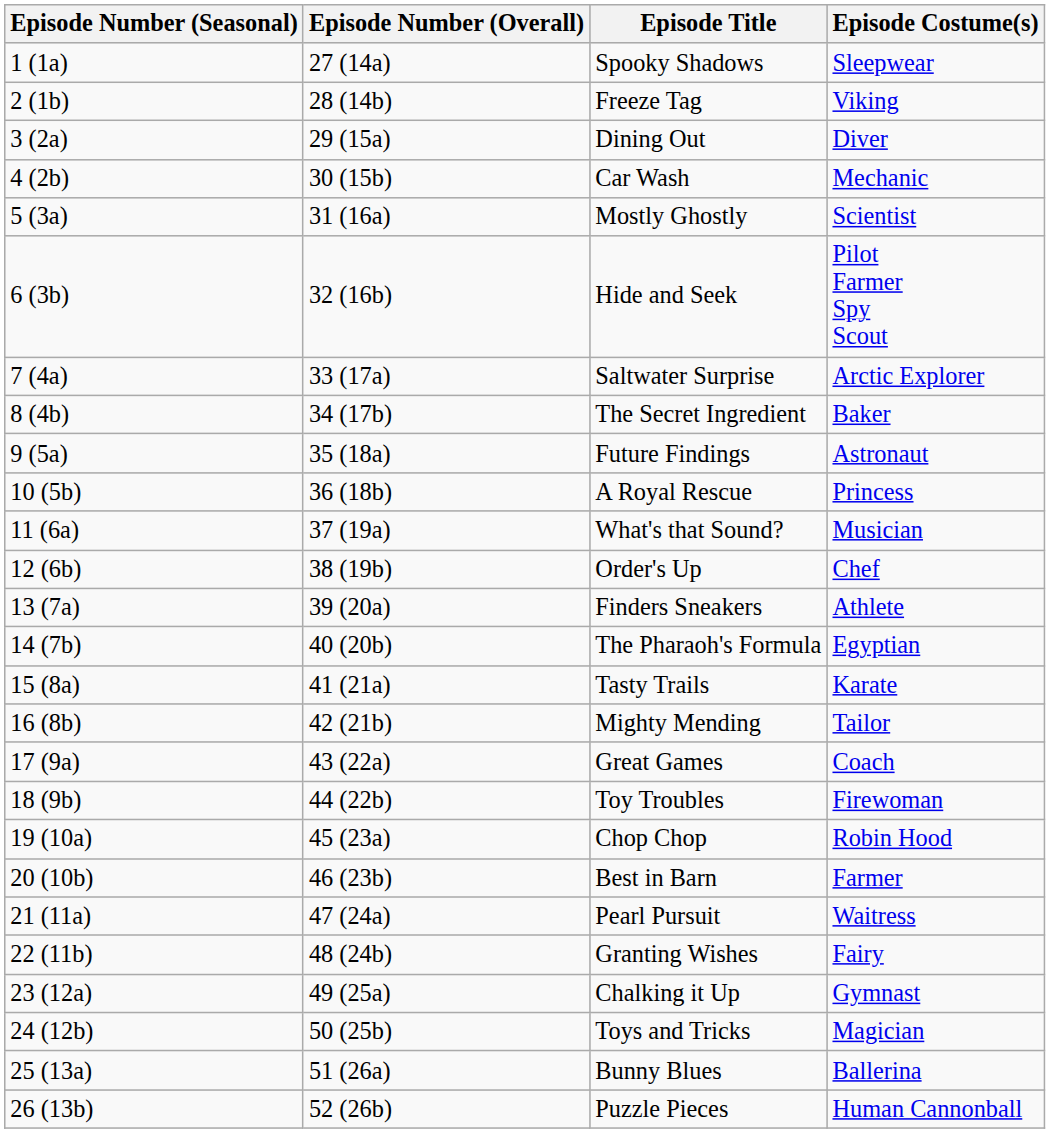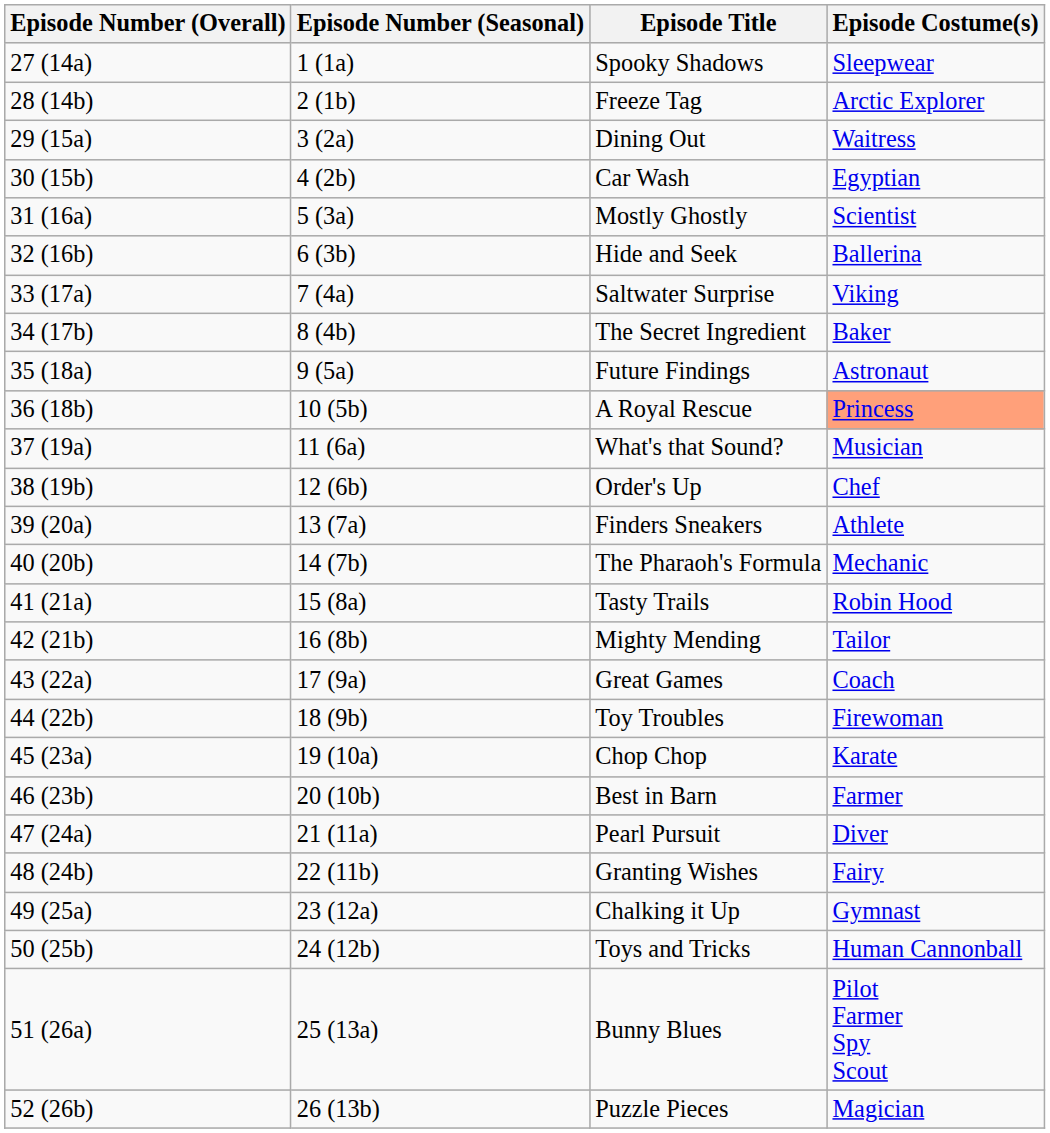columns swapped: (447, 23) <-> (154, 23)
(866, 100) Viking -> (908, 100) Arctic Explorer
(860, 139) Diver -> (874, 139) Waitress
(880, 178) Mechanic -> (876, 178) Egyptian
(868, 296) Pilot Farmer Spy Scout -> (877, 255) Ballerina
(908, 375) Arctic Explorer -> (866, 293) Viking
(873, 491) no background -> (873, 409) lightsalmon background
(876, 645) Egyptian -> (880, 563) Mechanic
(865, 684) Karate -> (892, 602) Robin Hood
(892, 838) Robin Hood -> (865, 756) Karate
(874, 915) Waitress -> (860, 833) Diver
(878, 1031) Magician -> (927, 949) Human Cannonball
(877, 1070) Ballerina -> (868, 1029) Pilot Farmer Spy Scout
(927, 1108) Human Cannonball -> (878, 1108) Magician
